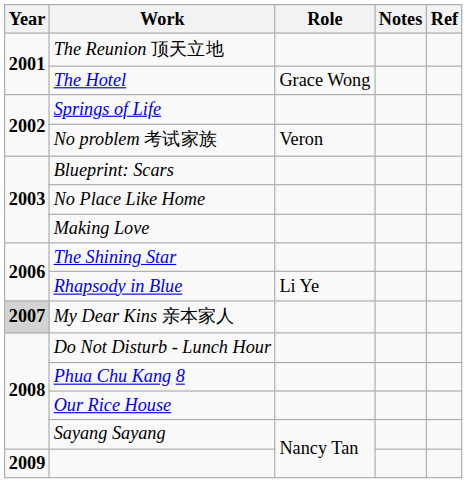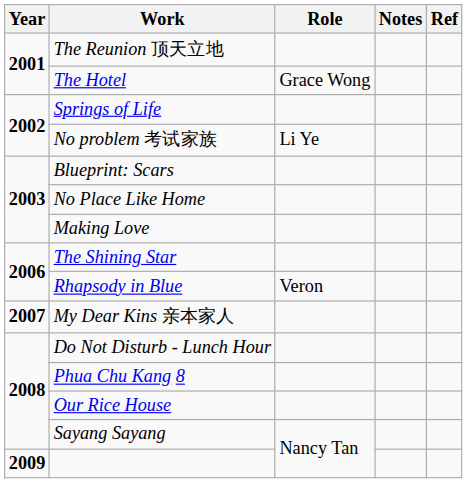(301, 139) Veron -> (299, 139) Li Ye
(299, 286) Li Ye -> (301, 286) Veron
(27, 316) lightgrey background -> (27, 316) no background
